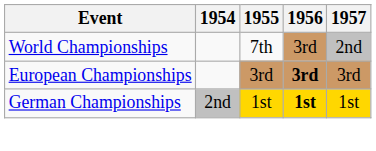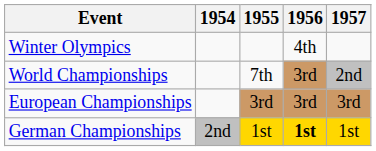+ row: (70, 46)
(305, 74) bold -> (305, 103) normal
